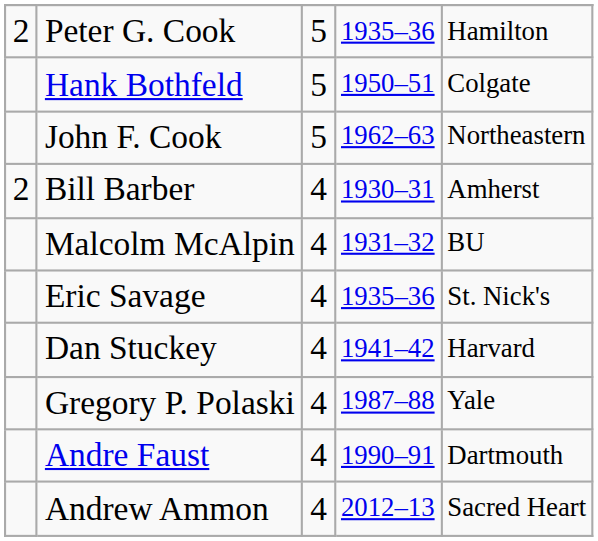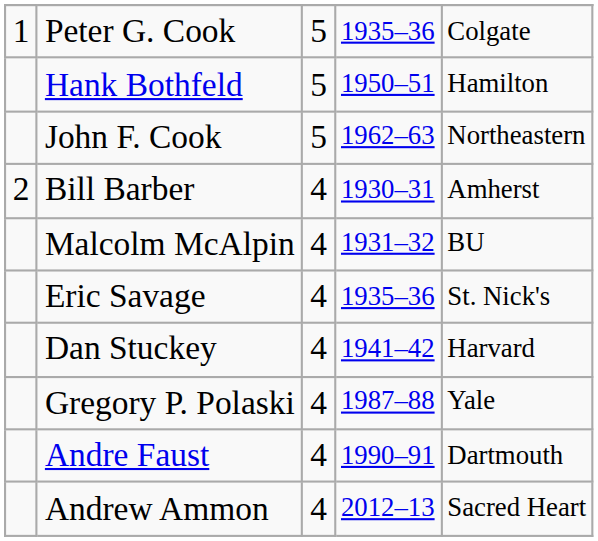(21, 31) 2 -> (21, 31) 1
(498, 31) Hamilton -> (489, 31) Colgate
(489, 84) Colgate -> (498, 84) Hamilton
